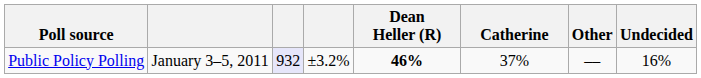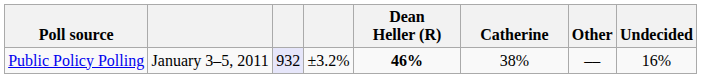(514, 60) 37% -> (514, 60) 38%
